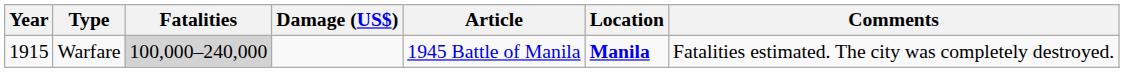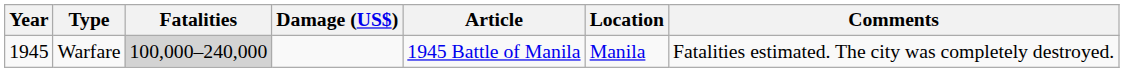(29, 51) 1915 -> (29, 51) 1945
(620, 51) bold -> (618, 51) normal
